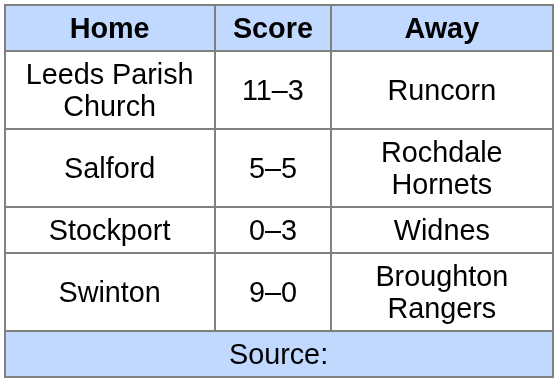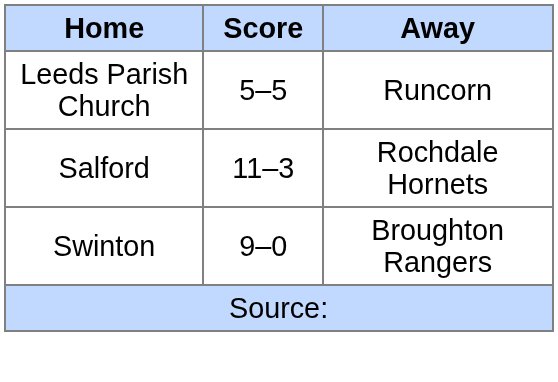(273, 90) 11–3 -> (263, 90) 5–5
(273, 168) 5–5 -> (263, 168) 11–3
- row: (110, 230)
